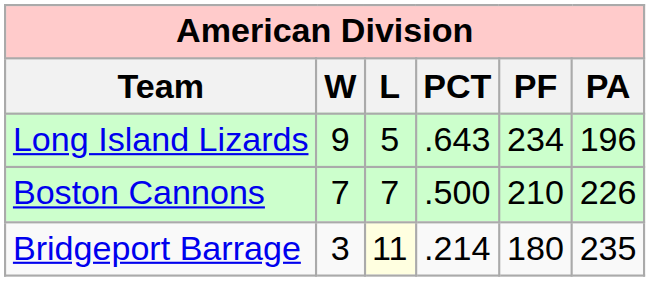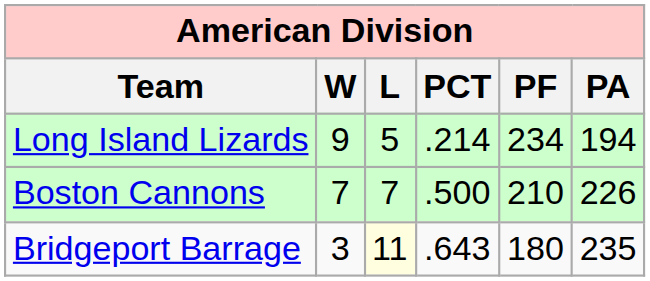(457, 139) .643 -> (457, 139) .214
(608, 139) 196 -> (608, 139) 194
(457, 247) .214 -> (457, 247) .643
